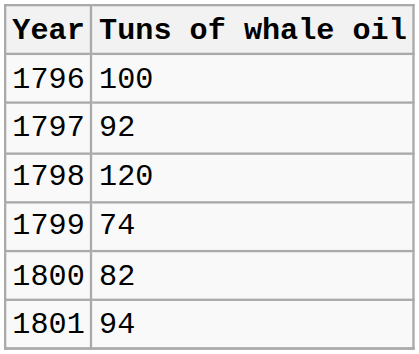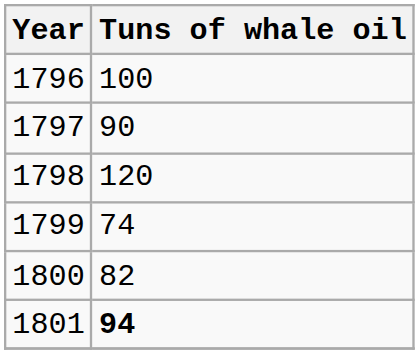(117, 128) 92 -> (117, 128) 90
(117, 325) normal -> (117, 325) bold
